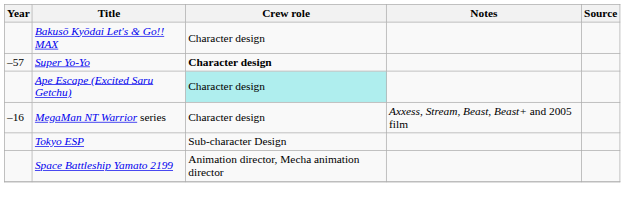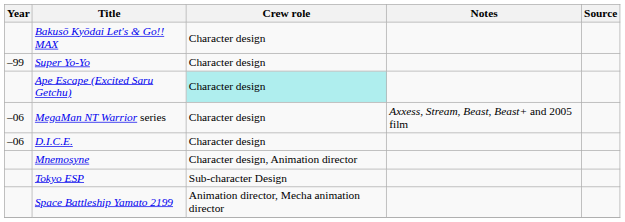(15, 62) –57 -> (15, 62) –99
(230, 62) bold -> (227, 62) normal
(15, 117) –16 -> (15, 117) –06
+ row: (54, 141)
+ row: (62, 159)
